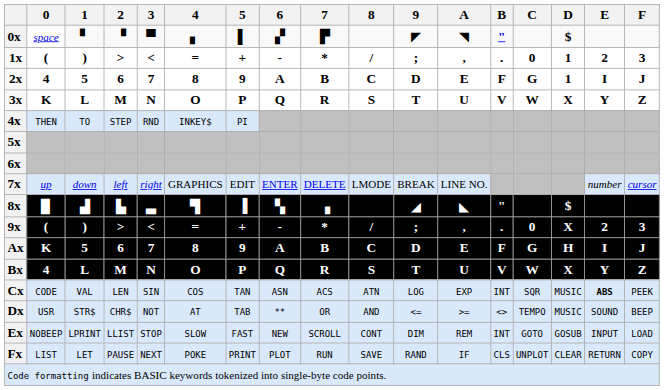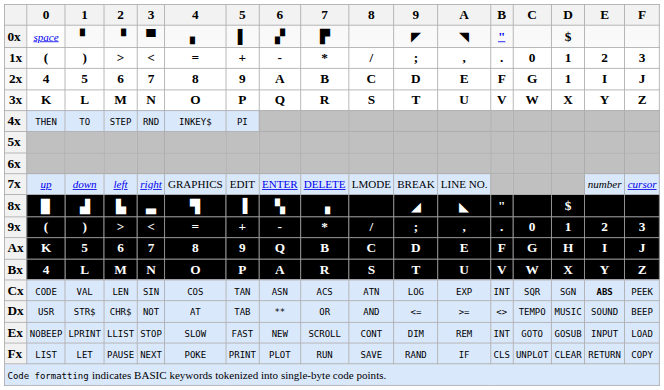(568, 227) X -> (568, 227) 1
(280, 248) A -> (280, 248) Q
(280, 269) Q -> (280, 269) A
(568, 291) MUSIC -> (568, 291) SGN
